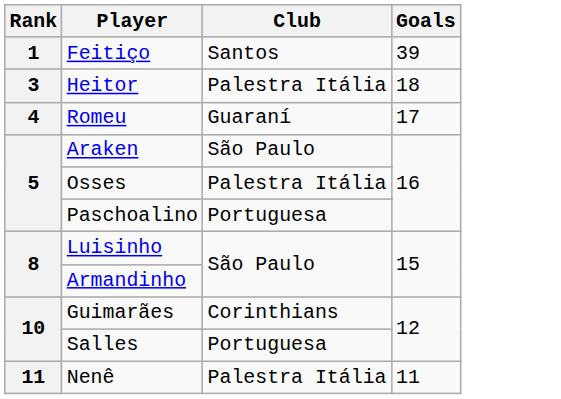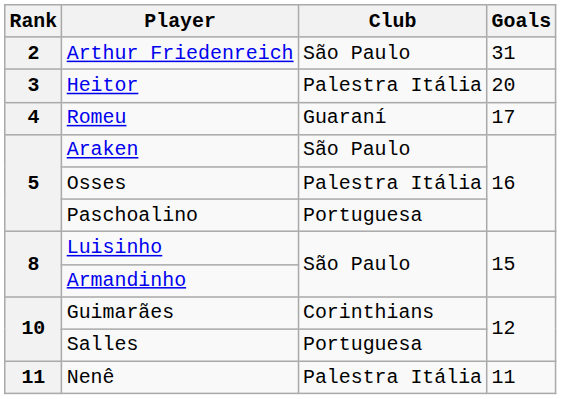- row: (109, 53)
+ row: (180, 53)
(408, 86) 18 -> (503, 86) 20
